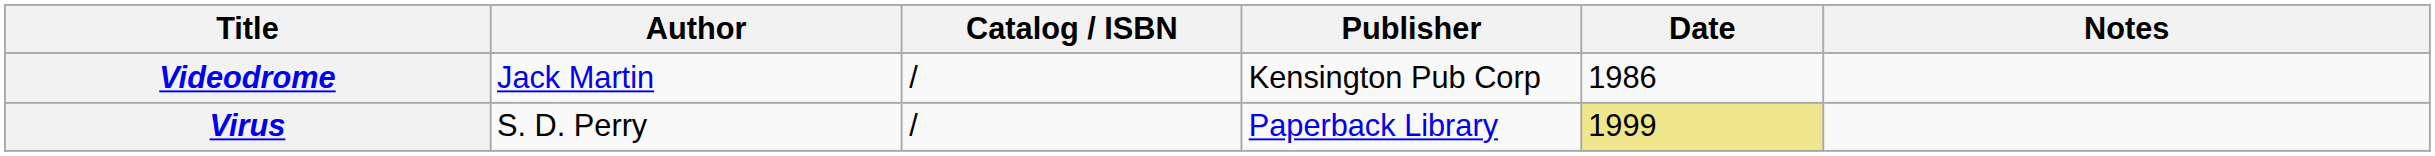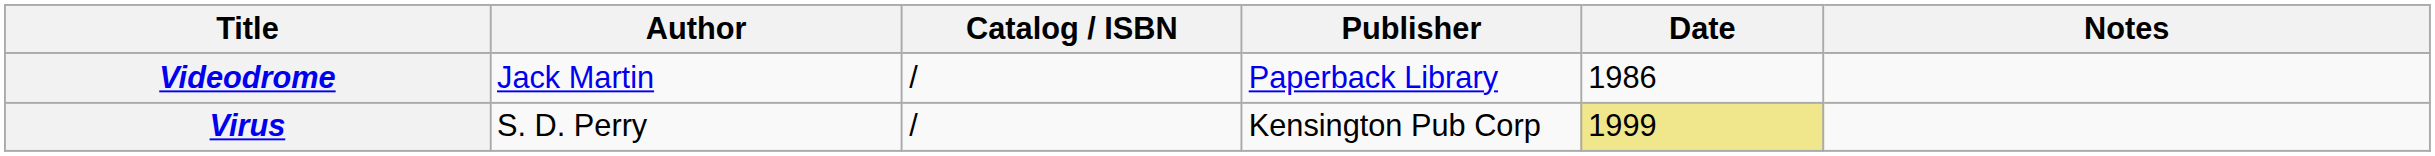(1395, 77) Kensington Pub Corp -> (1373, 77) Paperback Library
(1373, 126) Paperback Library -> (1395, 126) Kensington Pub Corp
